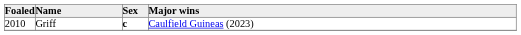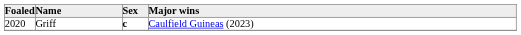(15, 23) 2010 -> (15, 23) 2020
